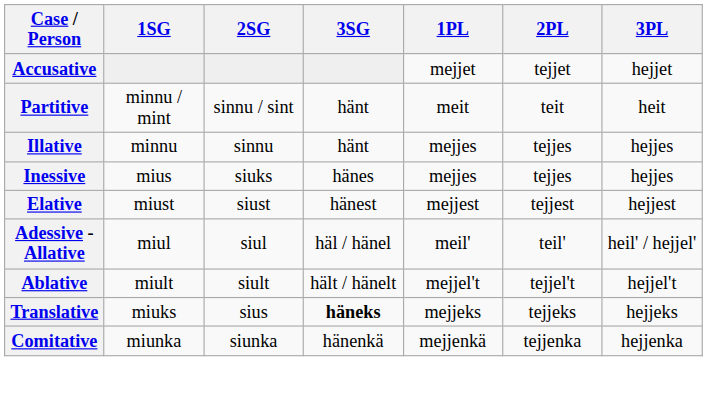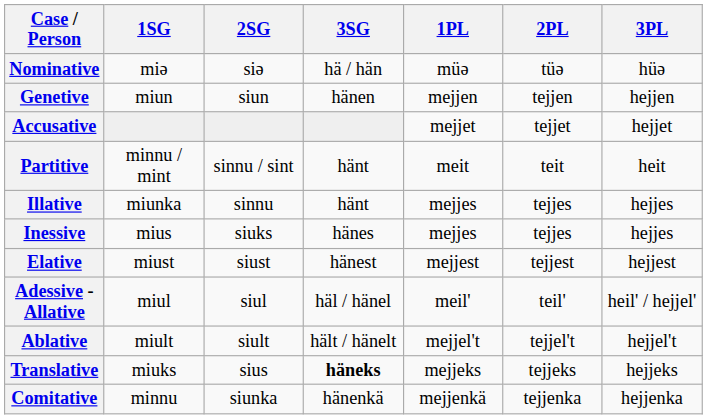+ row: (54, 68)
+ row: (54, 97)
(154, 146) minnu -> (154, 204) miunka
(154, 340) miunka -> (154, 398) minnu
